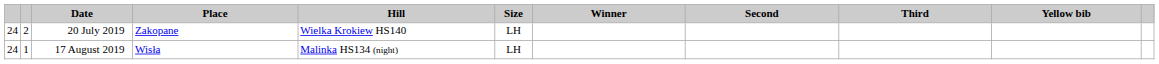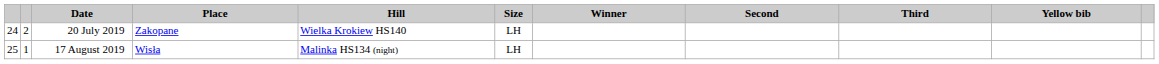(12, 49) 24 -> (12, 49) 25
